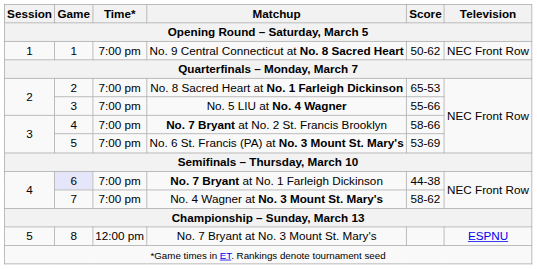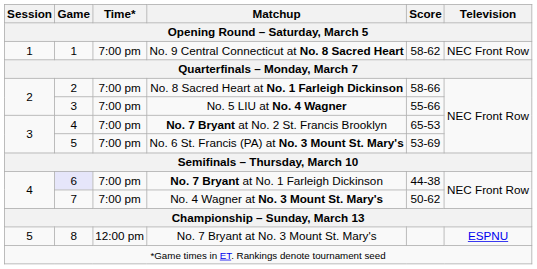(425, 51) 50-62 -> (425, 51) 58-62
(425, 88) 65-53 -> (425, 88) 58-66
(425, 125) 58-66 -> (425, 125) 65-53
(425, 199) 58-62 -> (425, 199) 50-62
